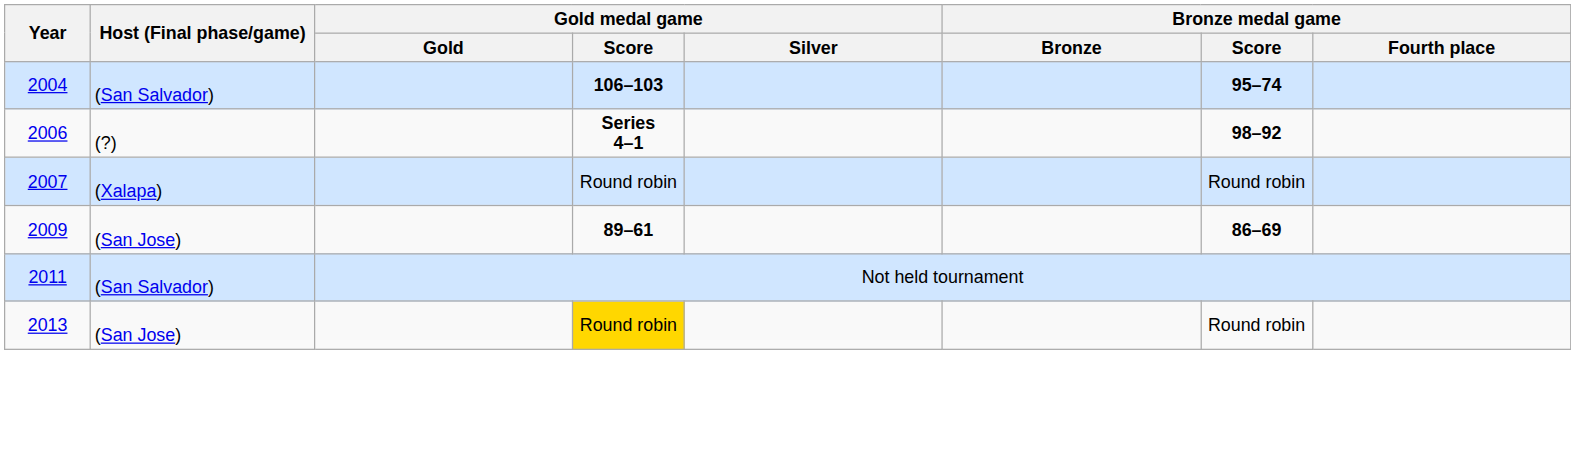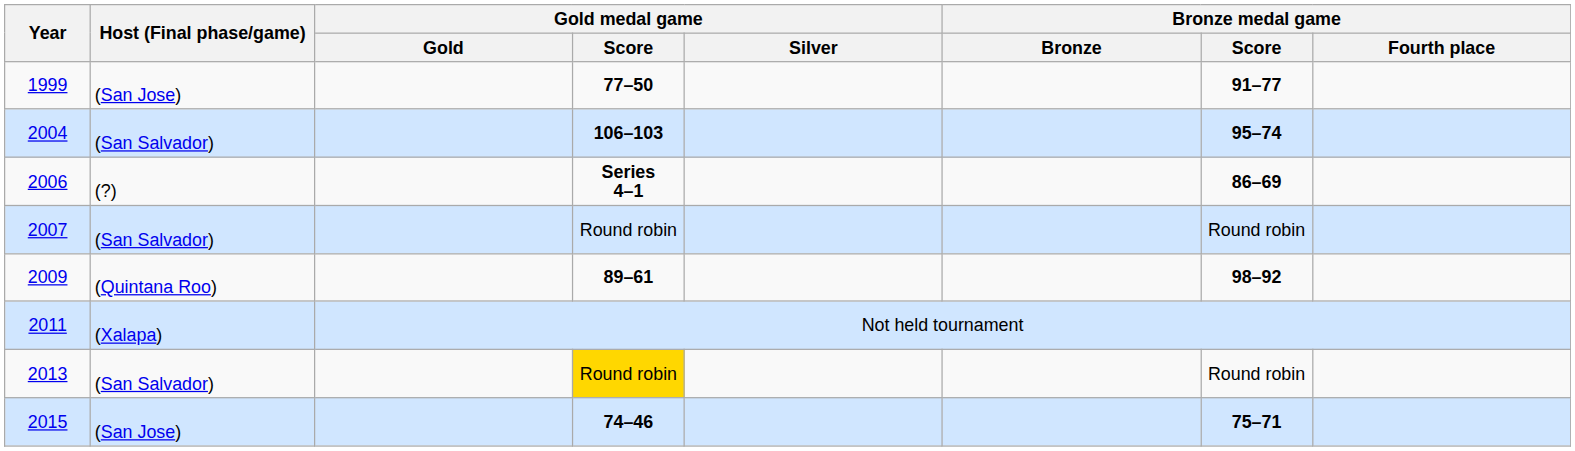+ row: (48, 85)
(1257, 134) 98–92 -> (1257, 182) 86–69
(129, 191) (Xalapa) -> (154, 240) (San Salvador)
(138, 240) (San Jose) -> (156, 288) (Quintana Roo)
(1257, 230) 86–69 -> (1257, 278) 98–92
(154, 288) (San Salvador) -> (129, 336) (Xalapa)
(138, 336) (San Jose) -> (154, 384) (San Salvador)
+ row: (48, 422)
